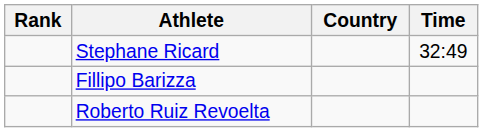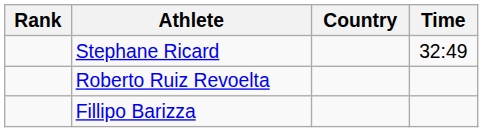rows swapped: (136, 81) <-> (173, 112)
